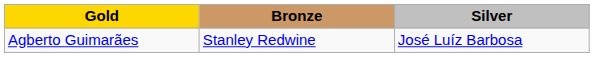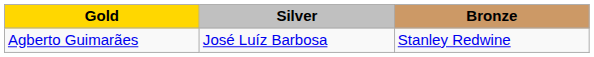columns swapped: (492, 16) <-> (297, 16)
